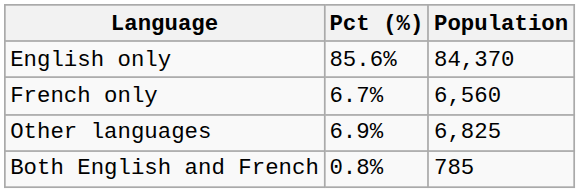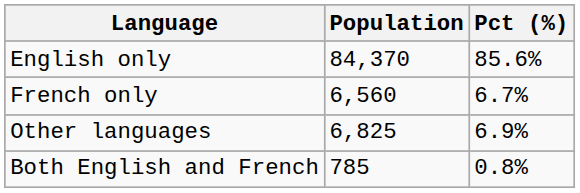columns swapped: (501, 23) <-> (376, 23)
